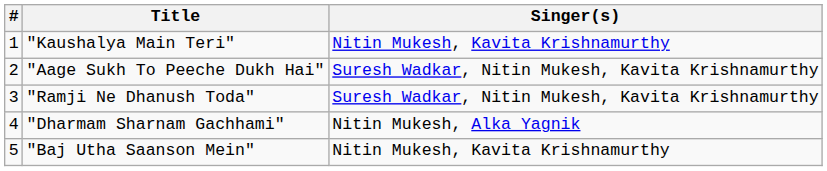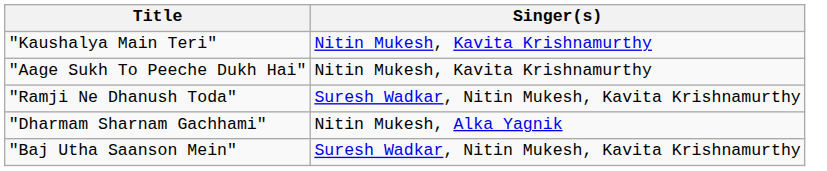- column: (14, 18)
(575, 72) Suresh Wadkar, Nitin Mukesh, Kavita Krishnamurthy -> (483, 72) Nitin Mukesh, Kavita Krishnamurthy
(501, 152) Nitin Mukesh, Kavita Krishnamurthy -> (558, 152) Suresh Wadkar, Nitin Mukesh, Kavita Krishnamurthy
